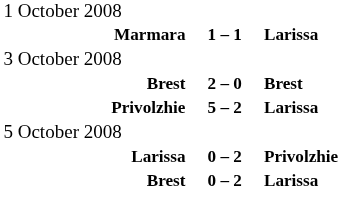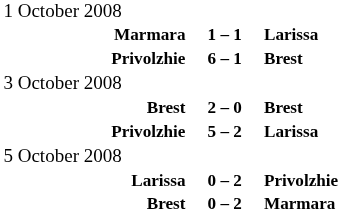+ row: (148, 58)
(291, 180) Larissa -> (300, 203) Marmara
